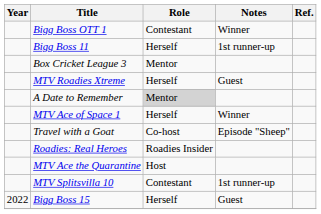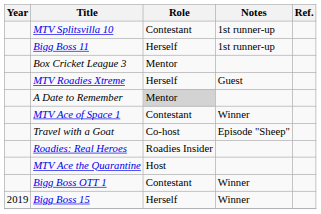rows swapped: (73, 183) <-> (70, 30)
(162, 115) Herself -> (169, 115) Contestant
(18, 200) 2022 -> (18, 200) 2019
(230, 200) Guest -> (234, 200) Winner
